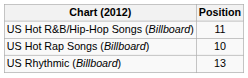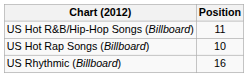(220, 64) 13 -> (220, 64) 16
